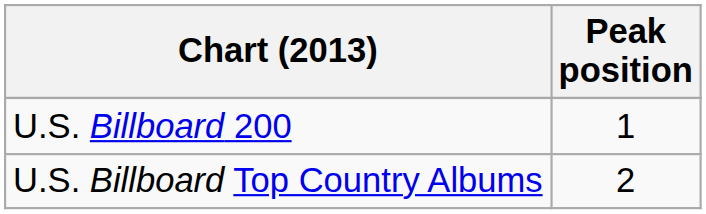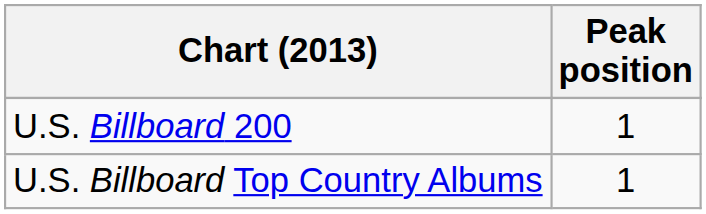(626, 180) 2 -> (626, 180) 1
